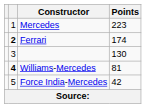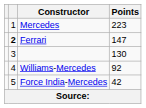(119, 39) 174 -> (119, 39) 147
(13, 68) bold -> (13, 68) normal
(116, 68) 81 -> (116, 68) 92
